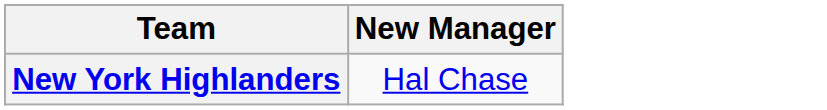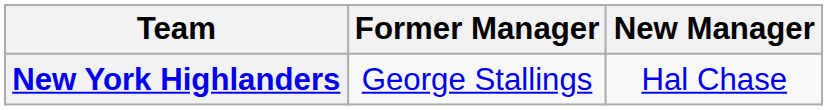+ column: (477, 29)
